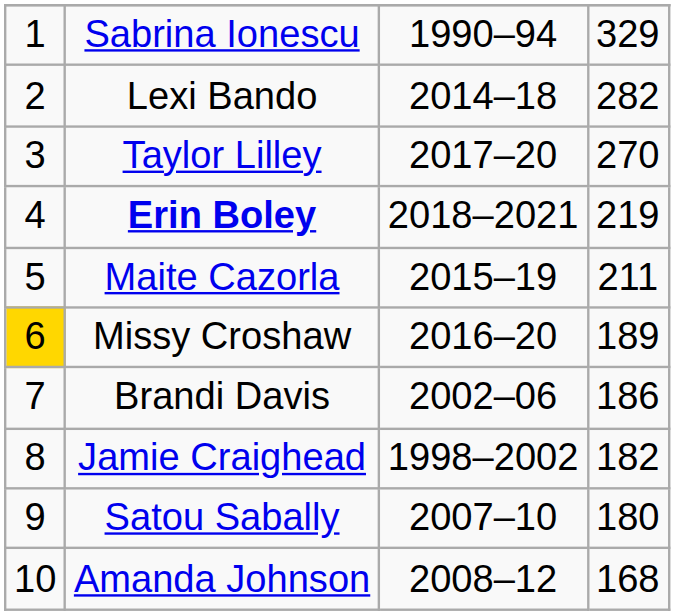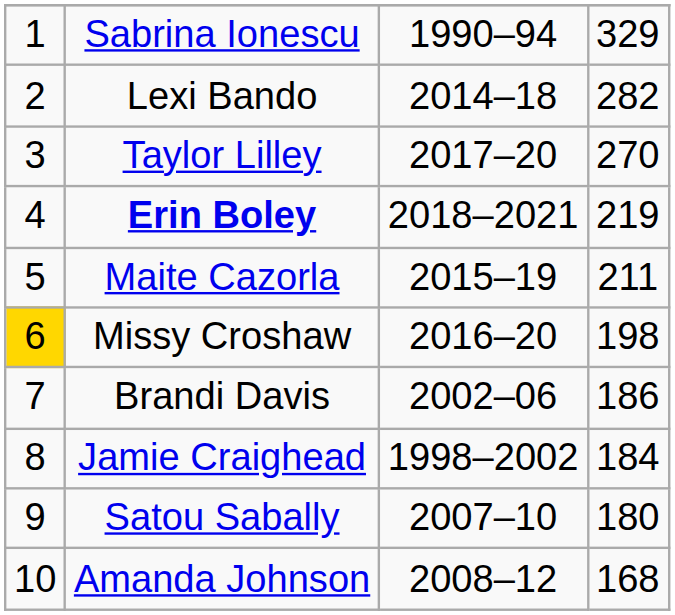(628, 336) 189 -> (628, 336) 198
(628, 457) 182 -> (628, 457) 184
